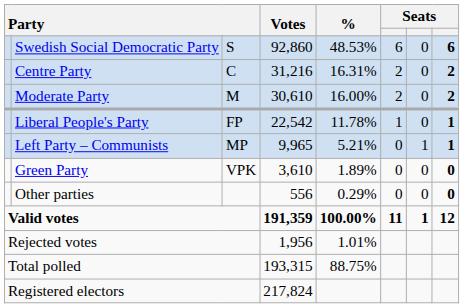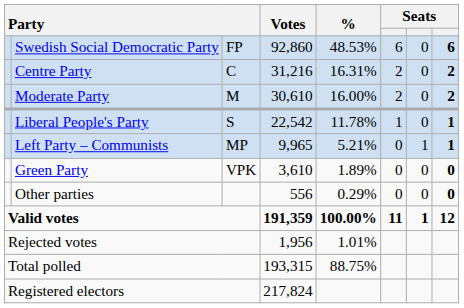(230, 47) S -> (234, 47) FP
(234, 121) FP -> (230, 121) S
